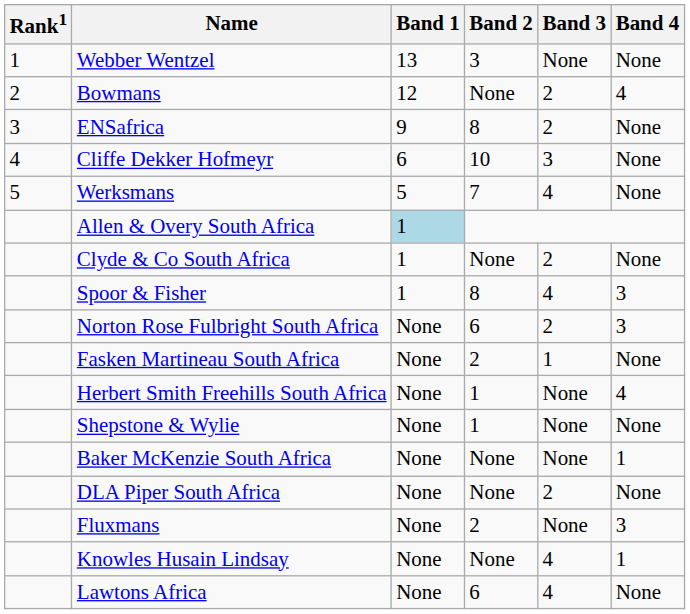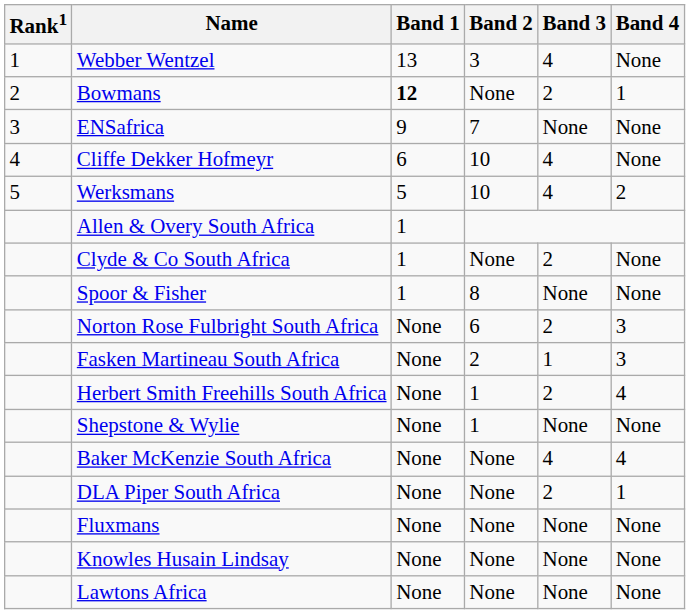(565, 60) None -> (548, 60) 4
(407, 93) normal -> (407, 93) bold
(621, 93) 4 -> (621, 93) 1
(475, 126) 8 -> (475, 126) 7
(548, 126) 2 -> (565, 126) None
(548, 159) 3 -> (548, 159) 4
(475, 192) 7 -> (480, 192) 10
(638, 192) None -> (621, 192) 2
(401, 226) lightblue background -> (401, 226) no background
(548, 292) 4 -> (565, 292) None
(621, 292) 3 -> (638, 292) None
(638, 359) None -> (621, 359) 3
(565, 392) None -> (548, 392) 2
(565, 458) None -> (548, 458) 4
(621, 458) 1 -> (621, 458) 4
(638, 492) None -> (621, 492) 1
(475, 525) 2 -> (492, 525) None
(621, 525) 3 -> (638, 525) None
(548, 558) 4 -> (565, 558) None
(621, 558) 1 -> (638, 558) None
(475, 591) 6 -> (492, 591) None
(548, 591) 4 -> (565, 591) None
